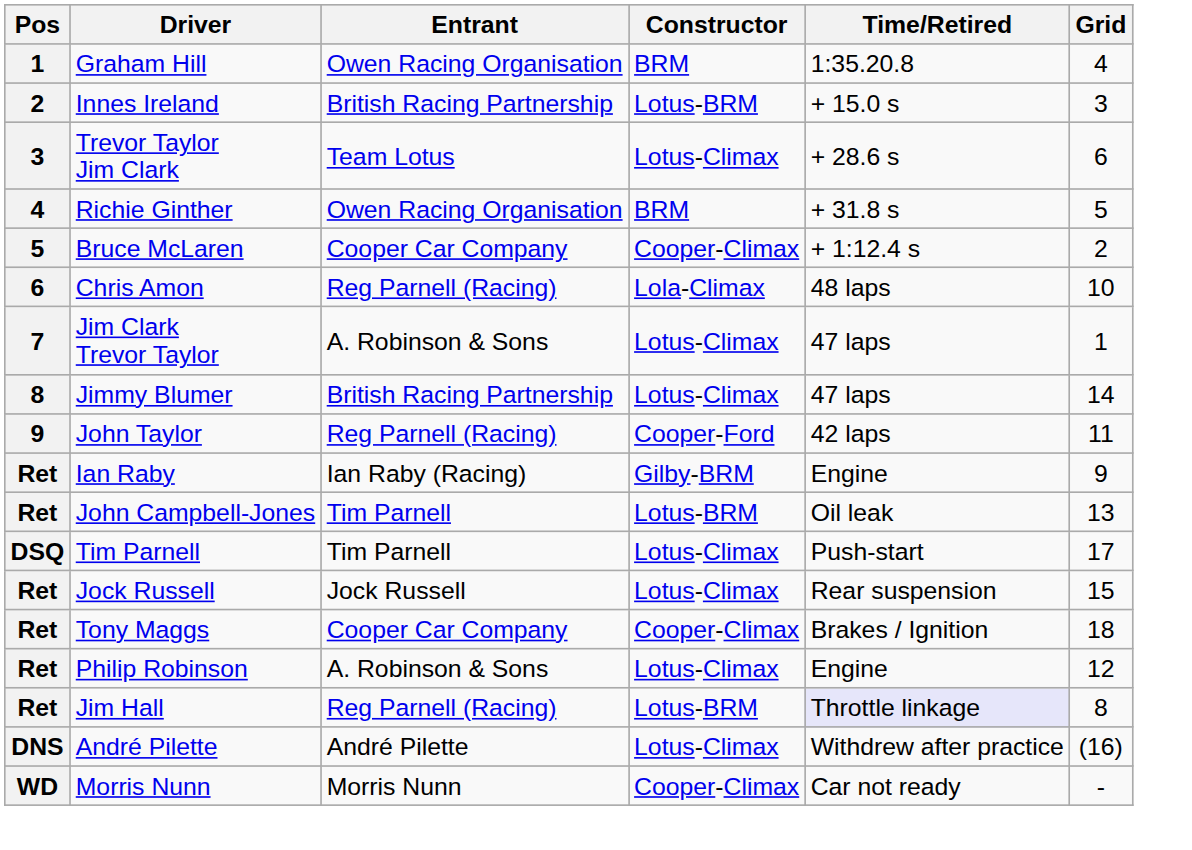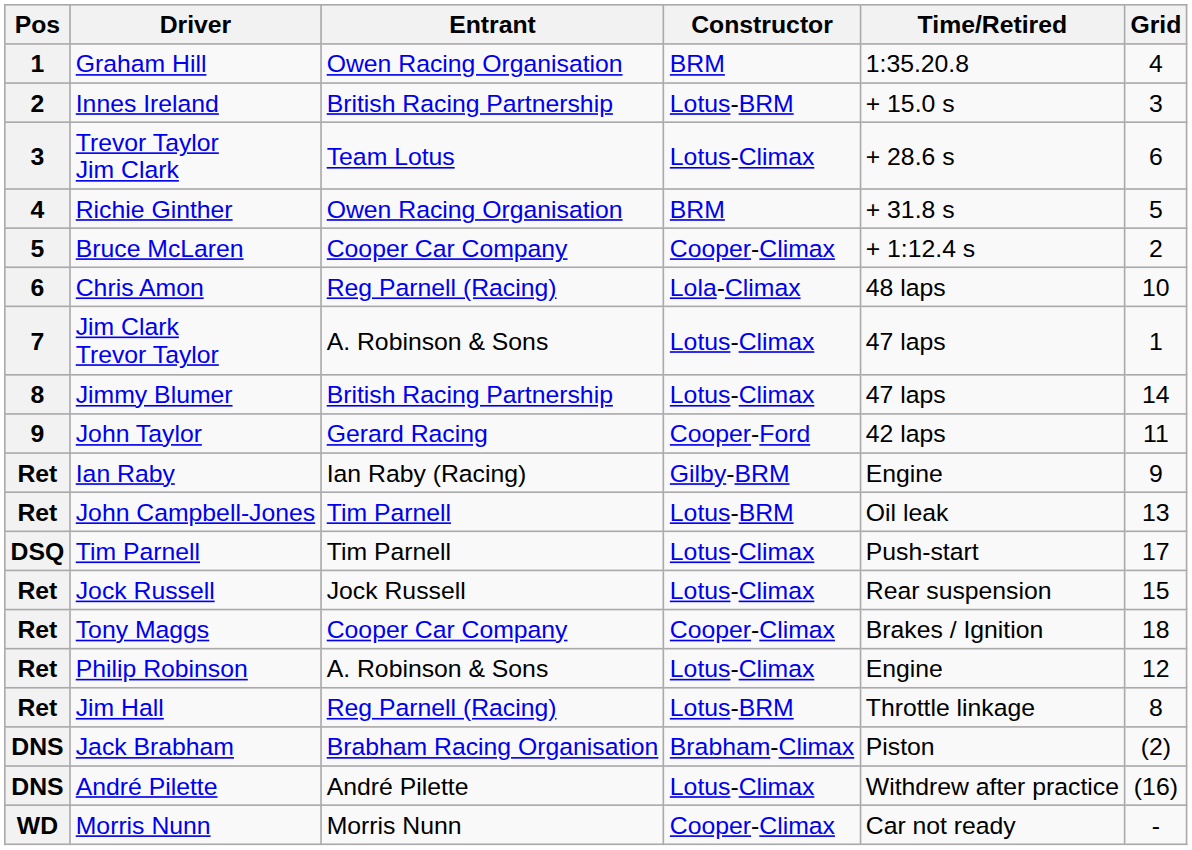(442, 433) Reg Parnell (Racing) -> (407, 433) Gerard Racing
(895, 708) lavender background -> (950, 708) no background
+ row: (155, 747)
